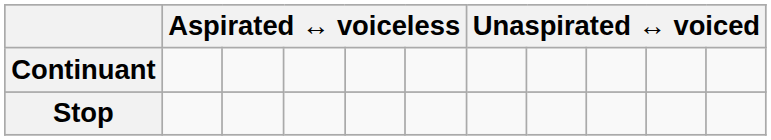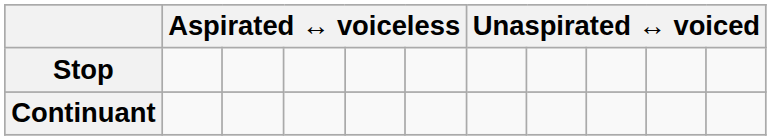rows swapped: (83, 112) <-> (83, 69)
